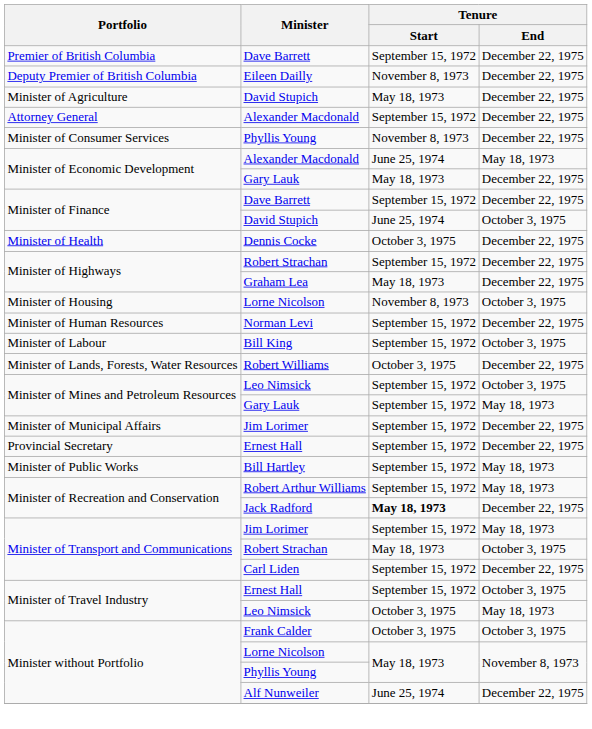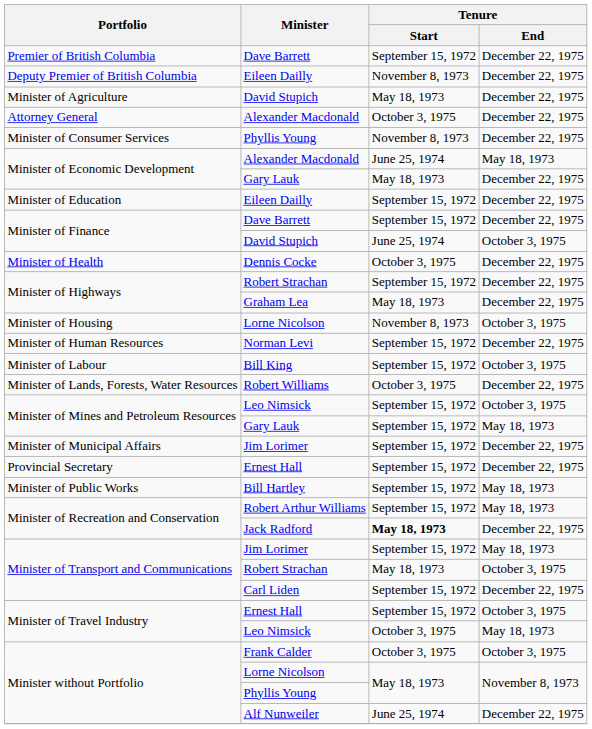(424, 117) September 15, 1972 -> (414, 117) October 3, 1975
+ row: (64, 199)
